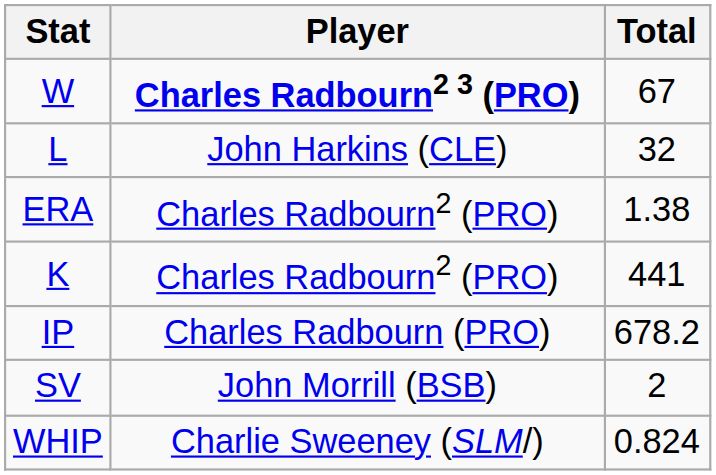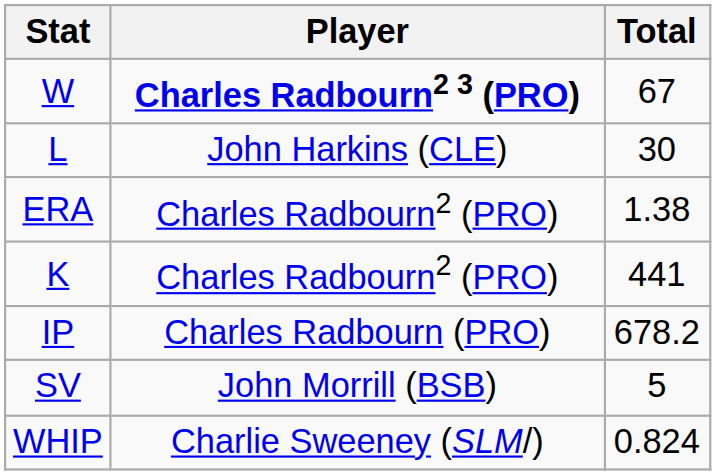(657, 150) 32 -> (657, 150) 30
(657, 387) 2 -> (657, 387) 5
